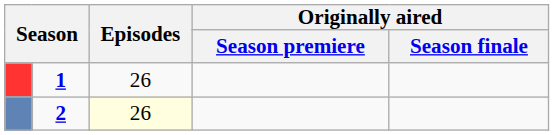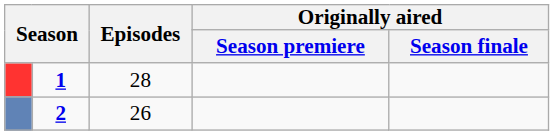(140, 79) 26 -> (140, 79) 28
(140, 113) lightyellow background -> (140, 113) no background
